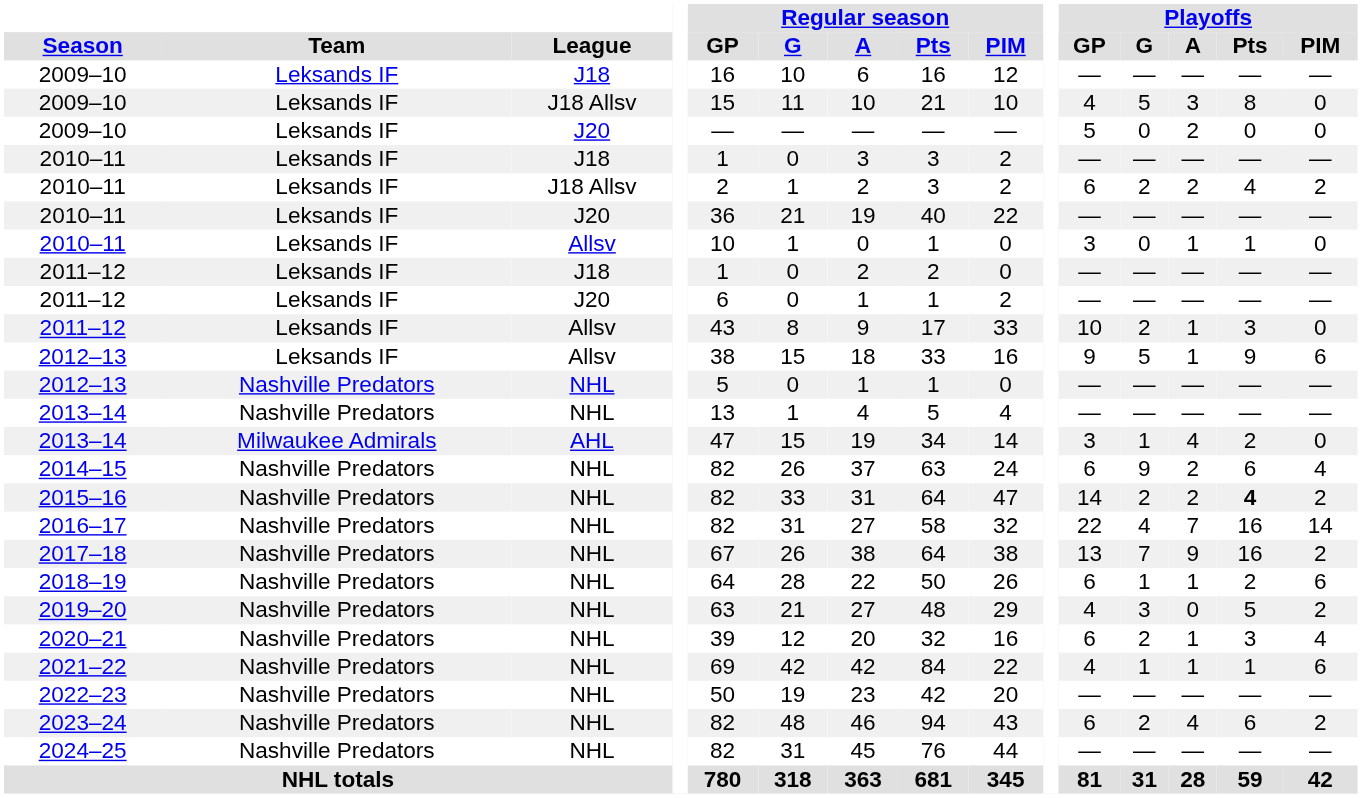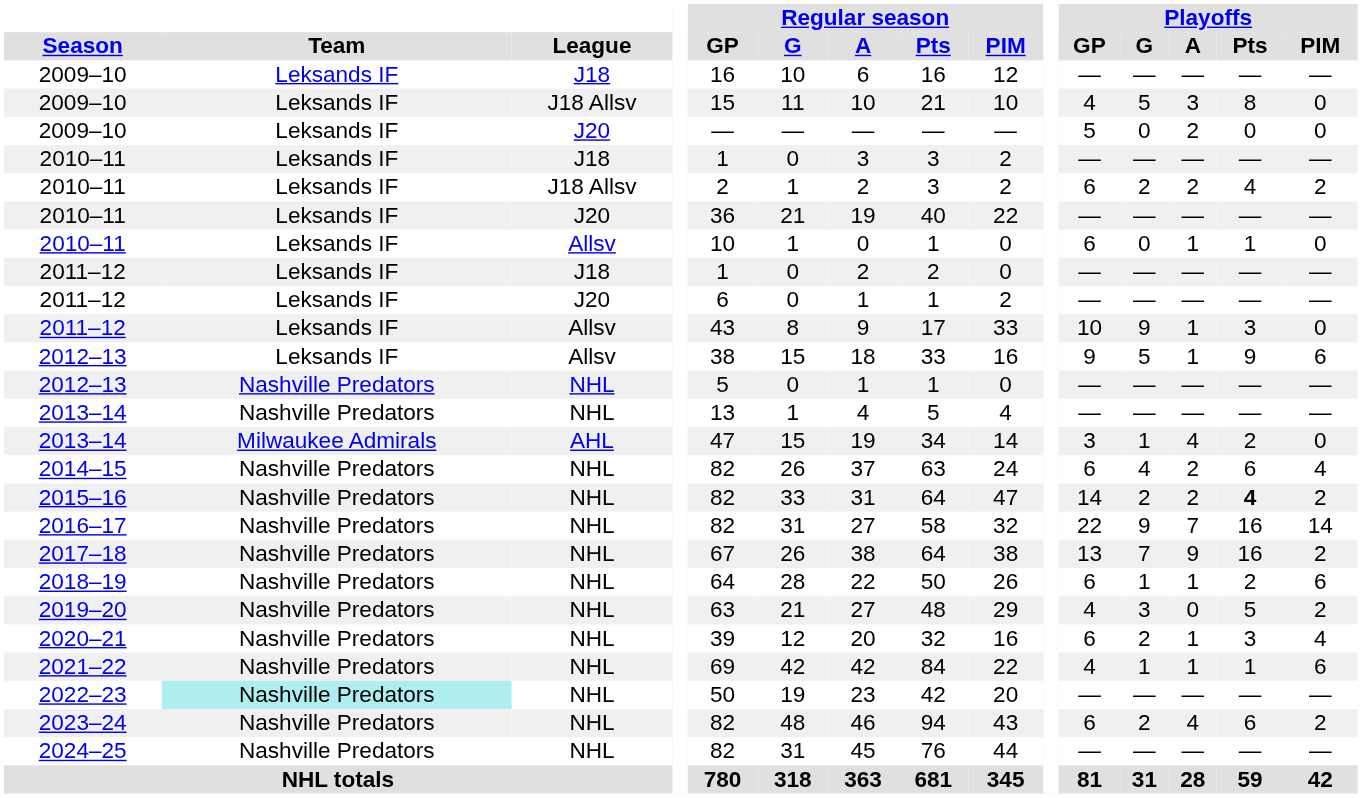(1089, 243) 3 -> (1089, 243) 6
(1144, 328) 2 -> (1144, 328) 9
(1144, 469) 9 -> (1144, 469) 4
(1144, 525) 4 -> (1144, 525) 9
(337, 694) no background -> (337, 694) paleturquoise background
